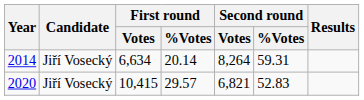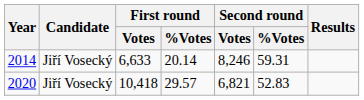(135, 60) 6,634 -> (135, 60) 6,633
(234, 60) 8,264 -> (234, 60) 8,246
(138, 83) 10,415 -> (138, 83) 10,418
